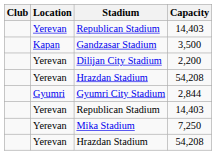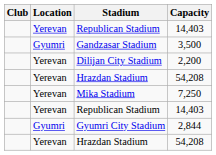(46, 45) Kapan -> (49, 45) Gyumri
rows swapped: (106, 126) <-> (121, 93)
